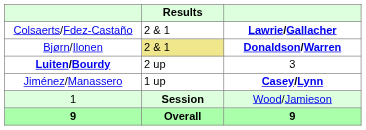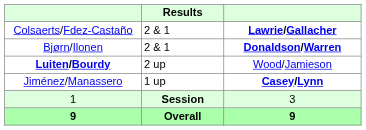(157, 47) khaki background -> (157, 47) no background
(292, 64) 3 -> (292, 64) Wood/Jamieson
(292, 99) Wood/Jamieson -> (292, 99) 3
